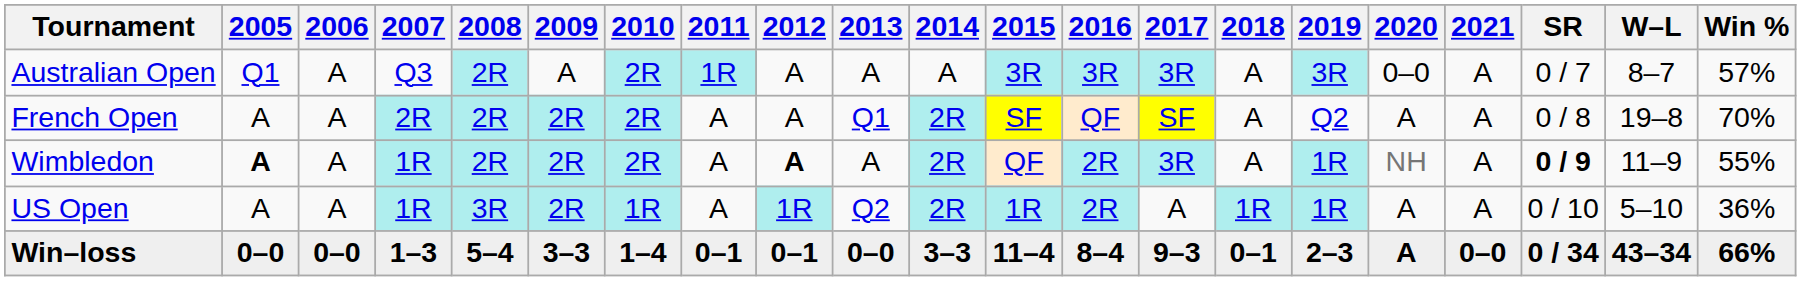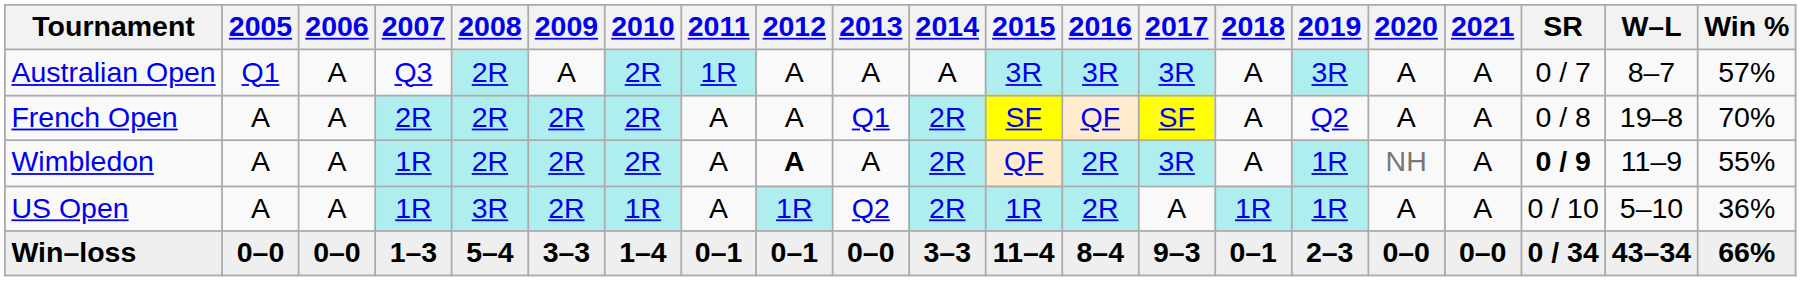(1406, 72) 0–0 -> (1406, 72) A
(260, 162) bold -> (260, 162) normal
(1406, 252) A -> (1406, 252) 0–0
